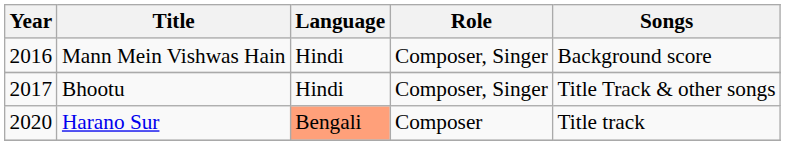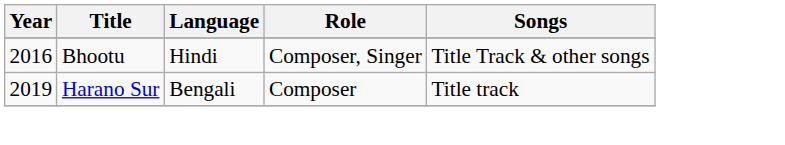- row: (174, 55)
(31, 88) 2017 -> (31, 55) 2016
(31, 122) 2020 -> (31, 88) 2019
(328, 122) lightsalmon background -> (202, 88) no background
